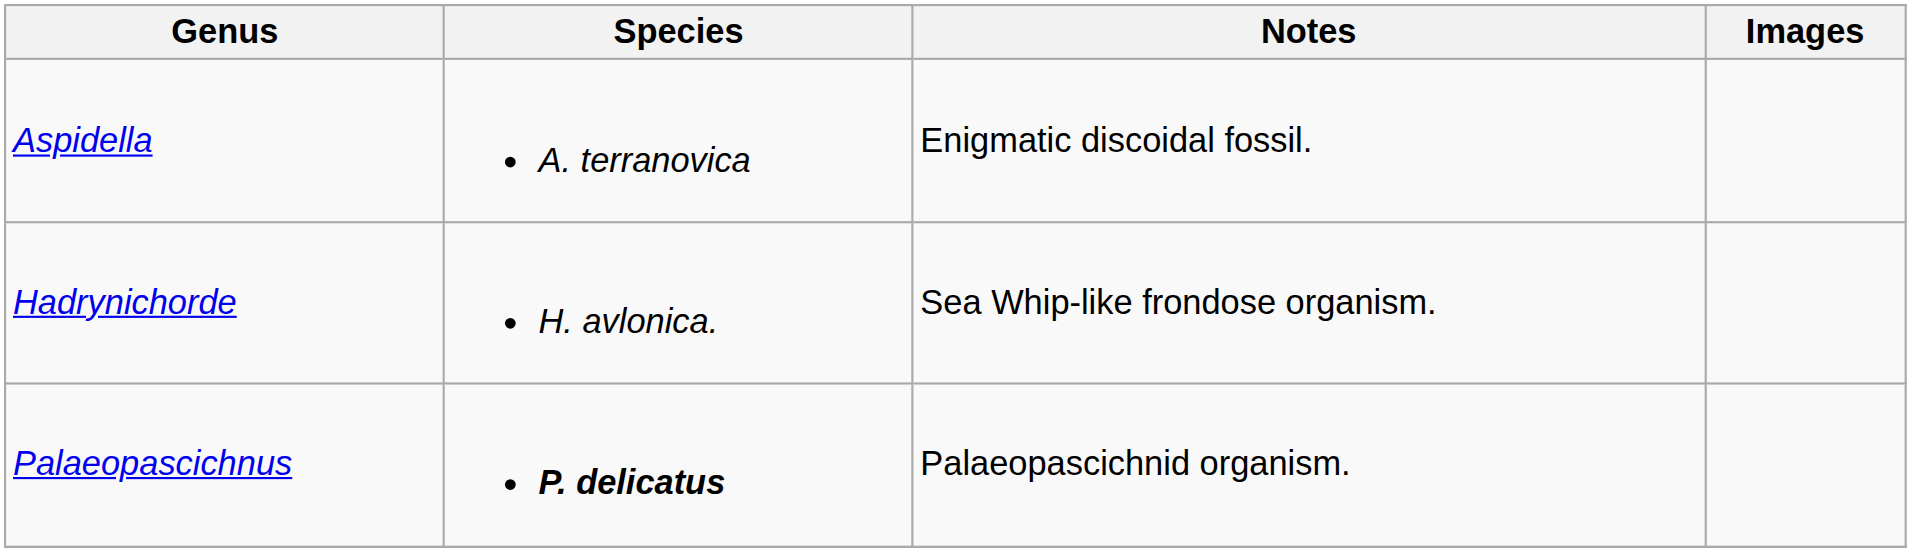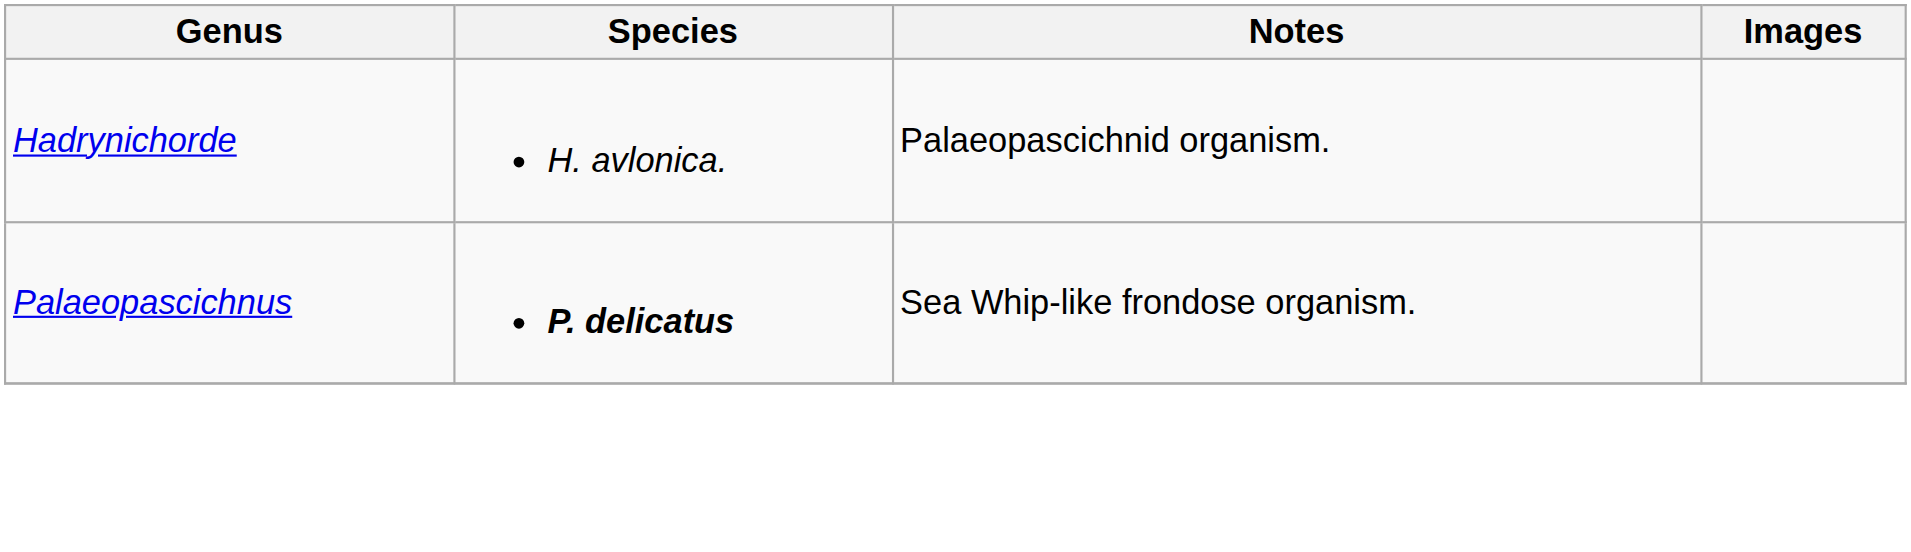- row: (83, 140)
(1178, 302) Sea Whip-like frondose organism. -> (1115, 140) Palaeopascichnid organism.
(1136, 464) Palaeopascichnid organism. -> (1158, 302) Sea Whip-like frondose organism.
